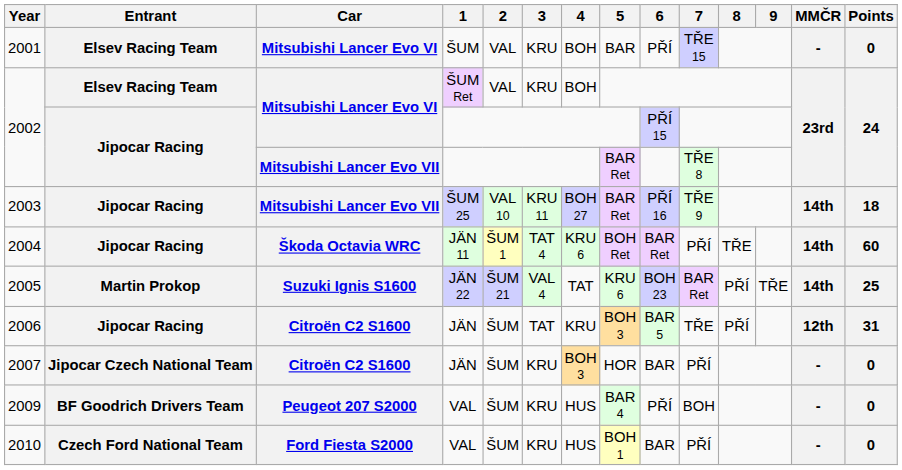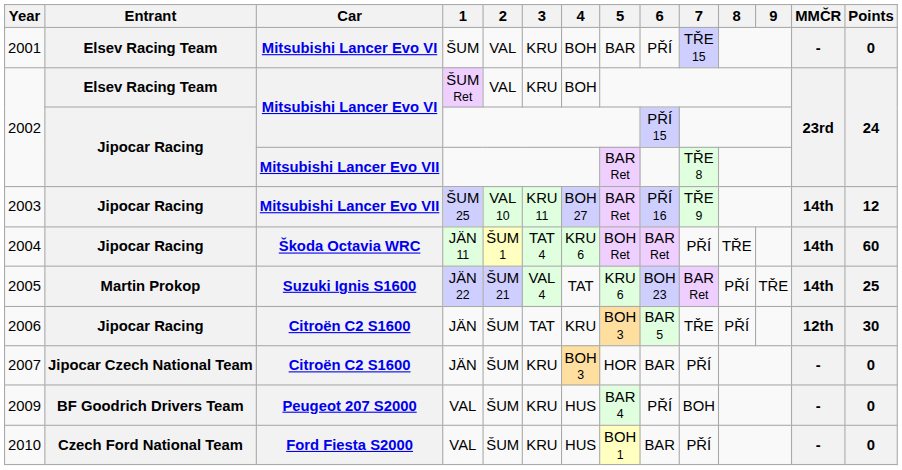(871, 206) 18 -> (871, 206) 12
(871, 325) 31 -> (871, 325) 30
